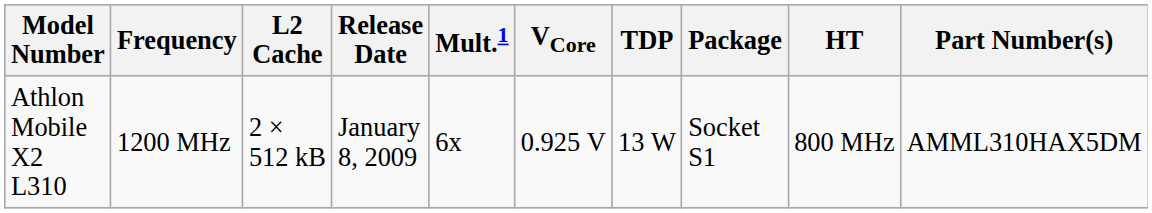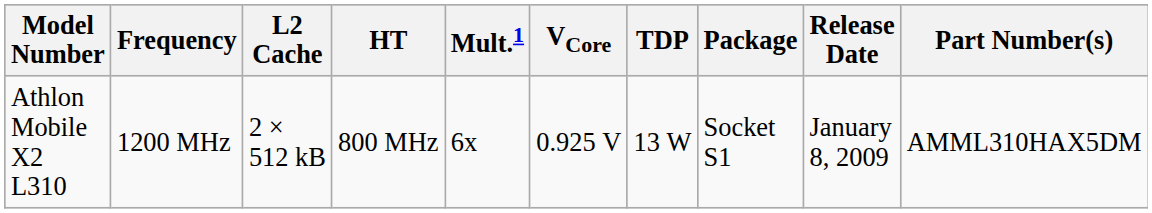columns swapped: (844, 40) <-> (381, 40)
